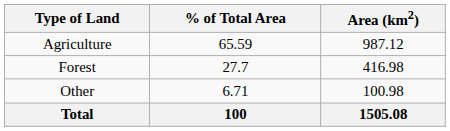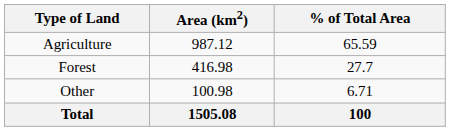columns swapped: (383, 18) <-> (235, 18)
